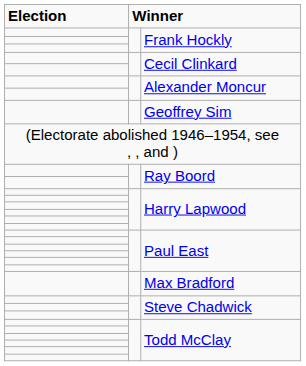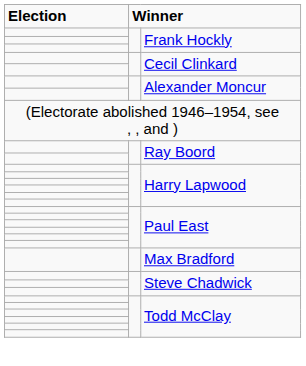- row: (67, 112)
